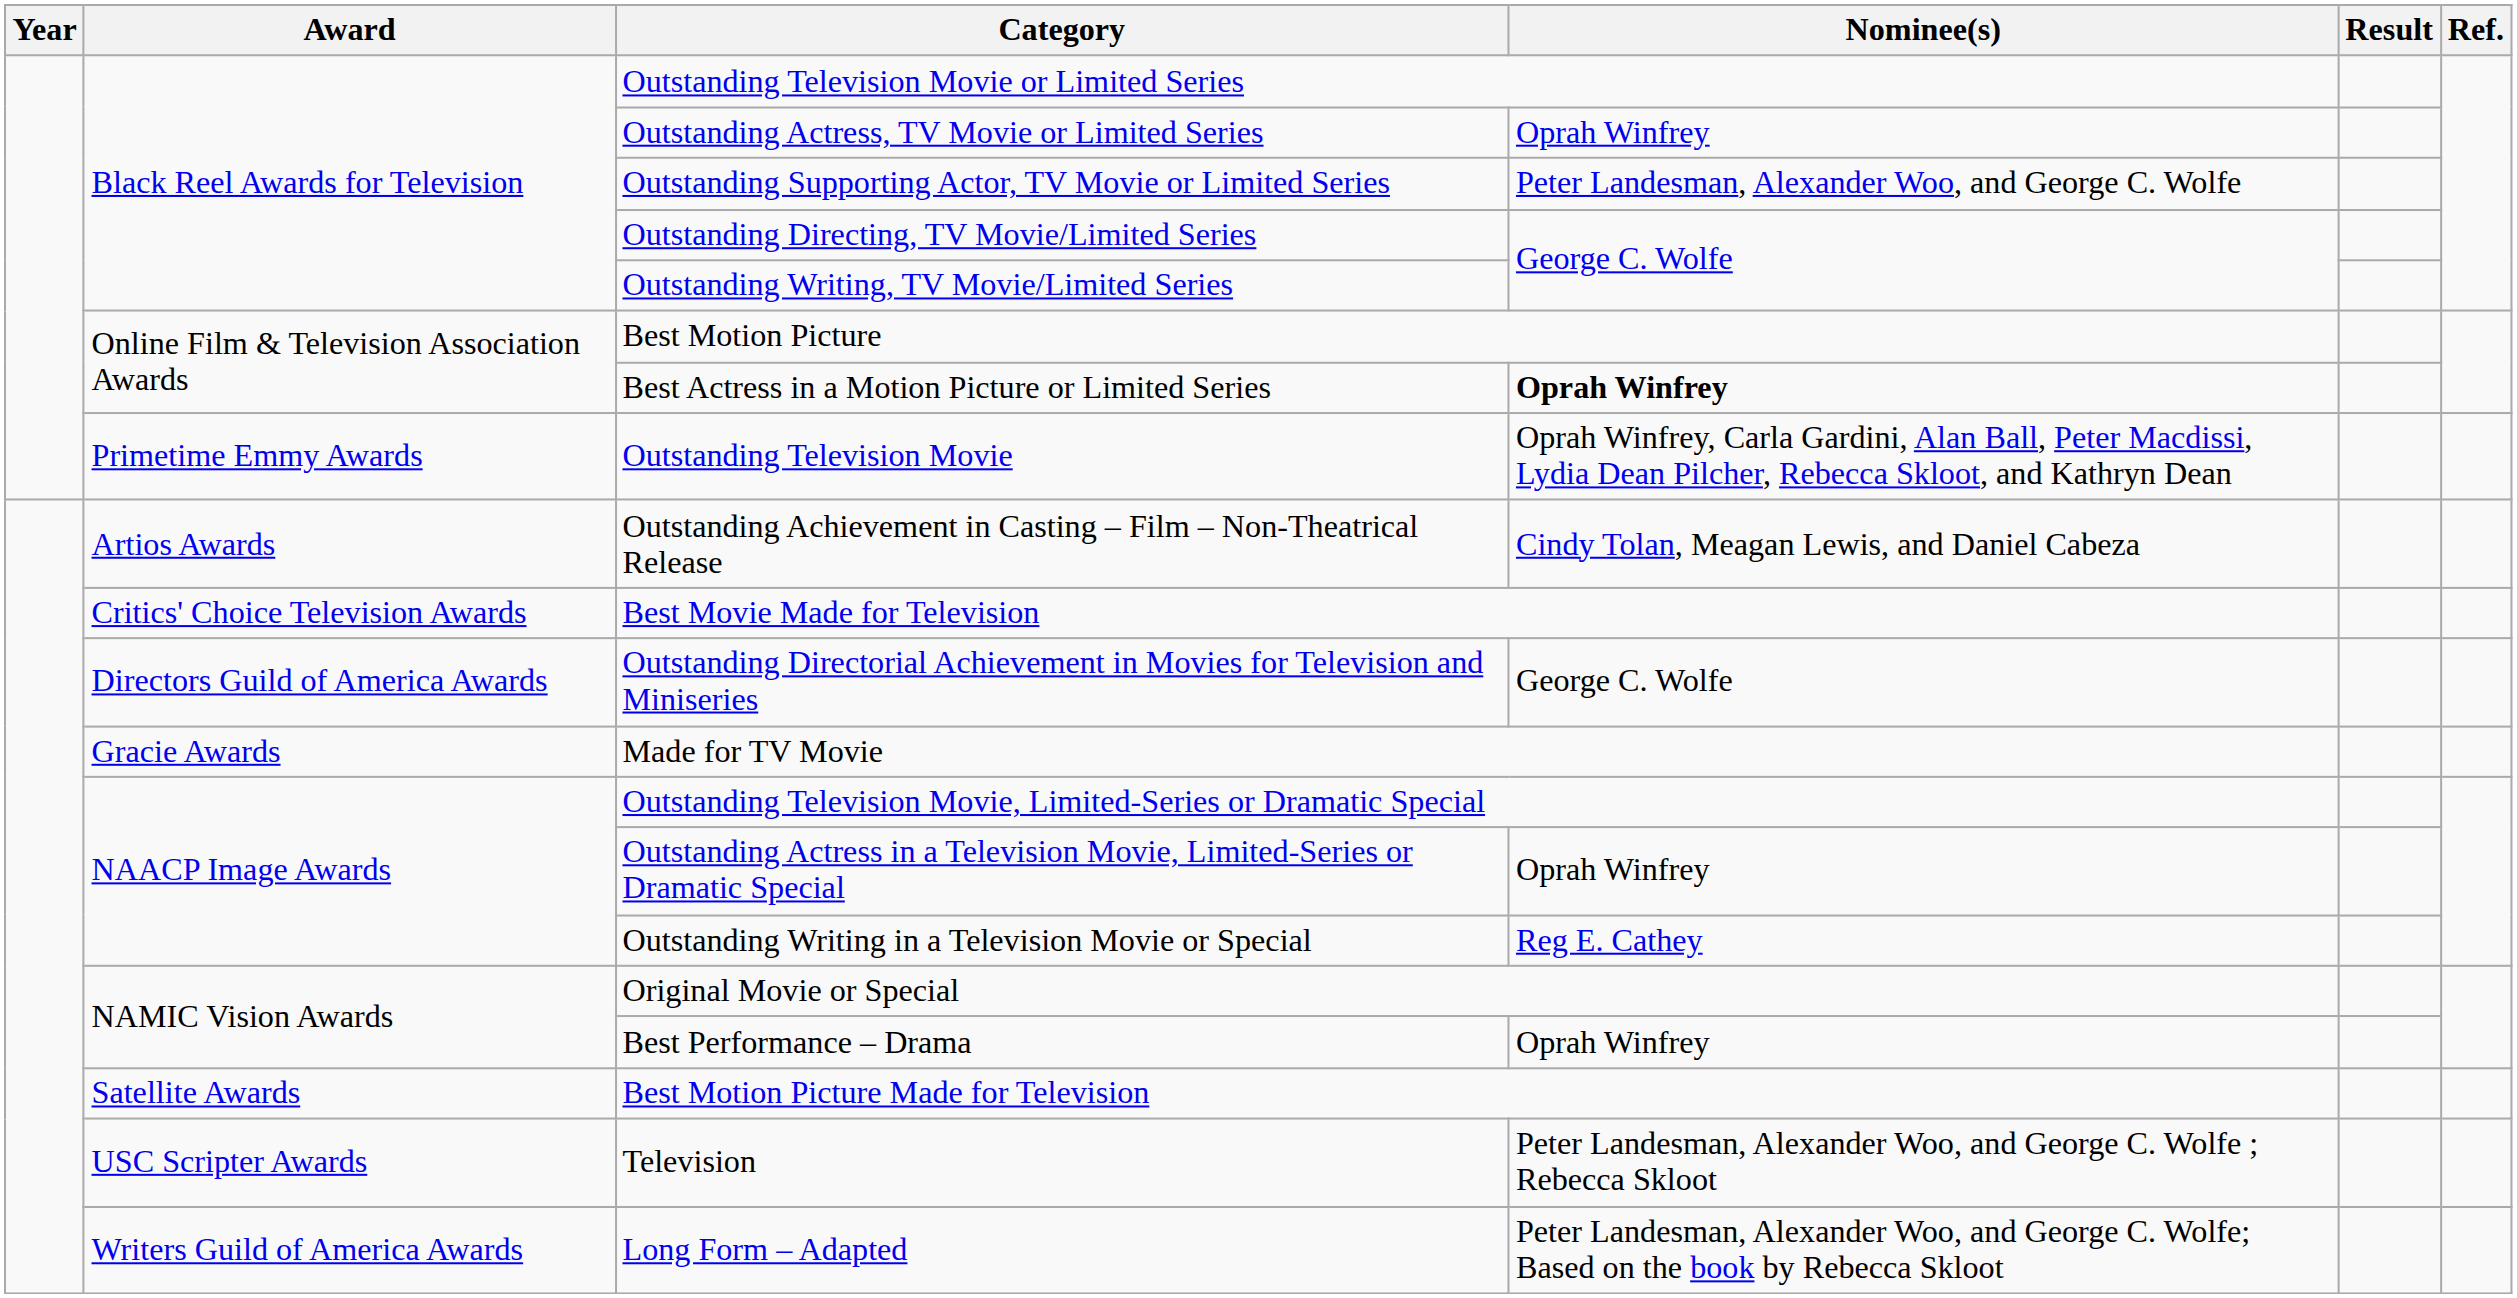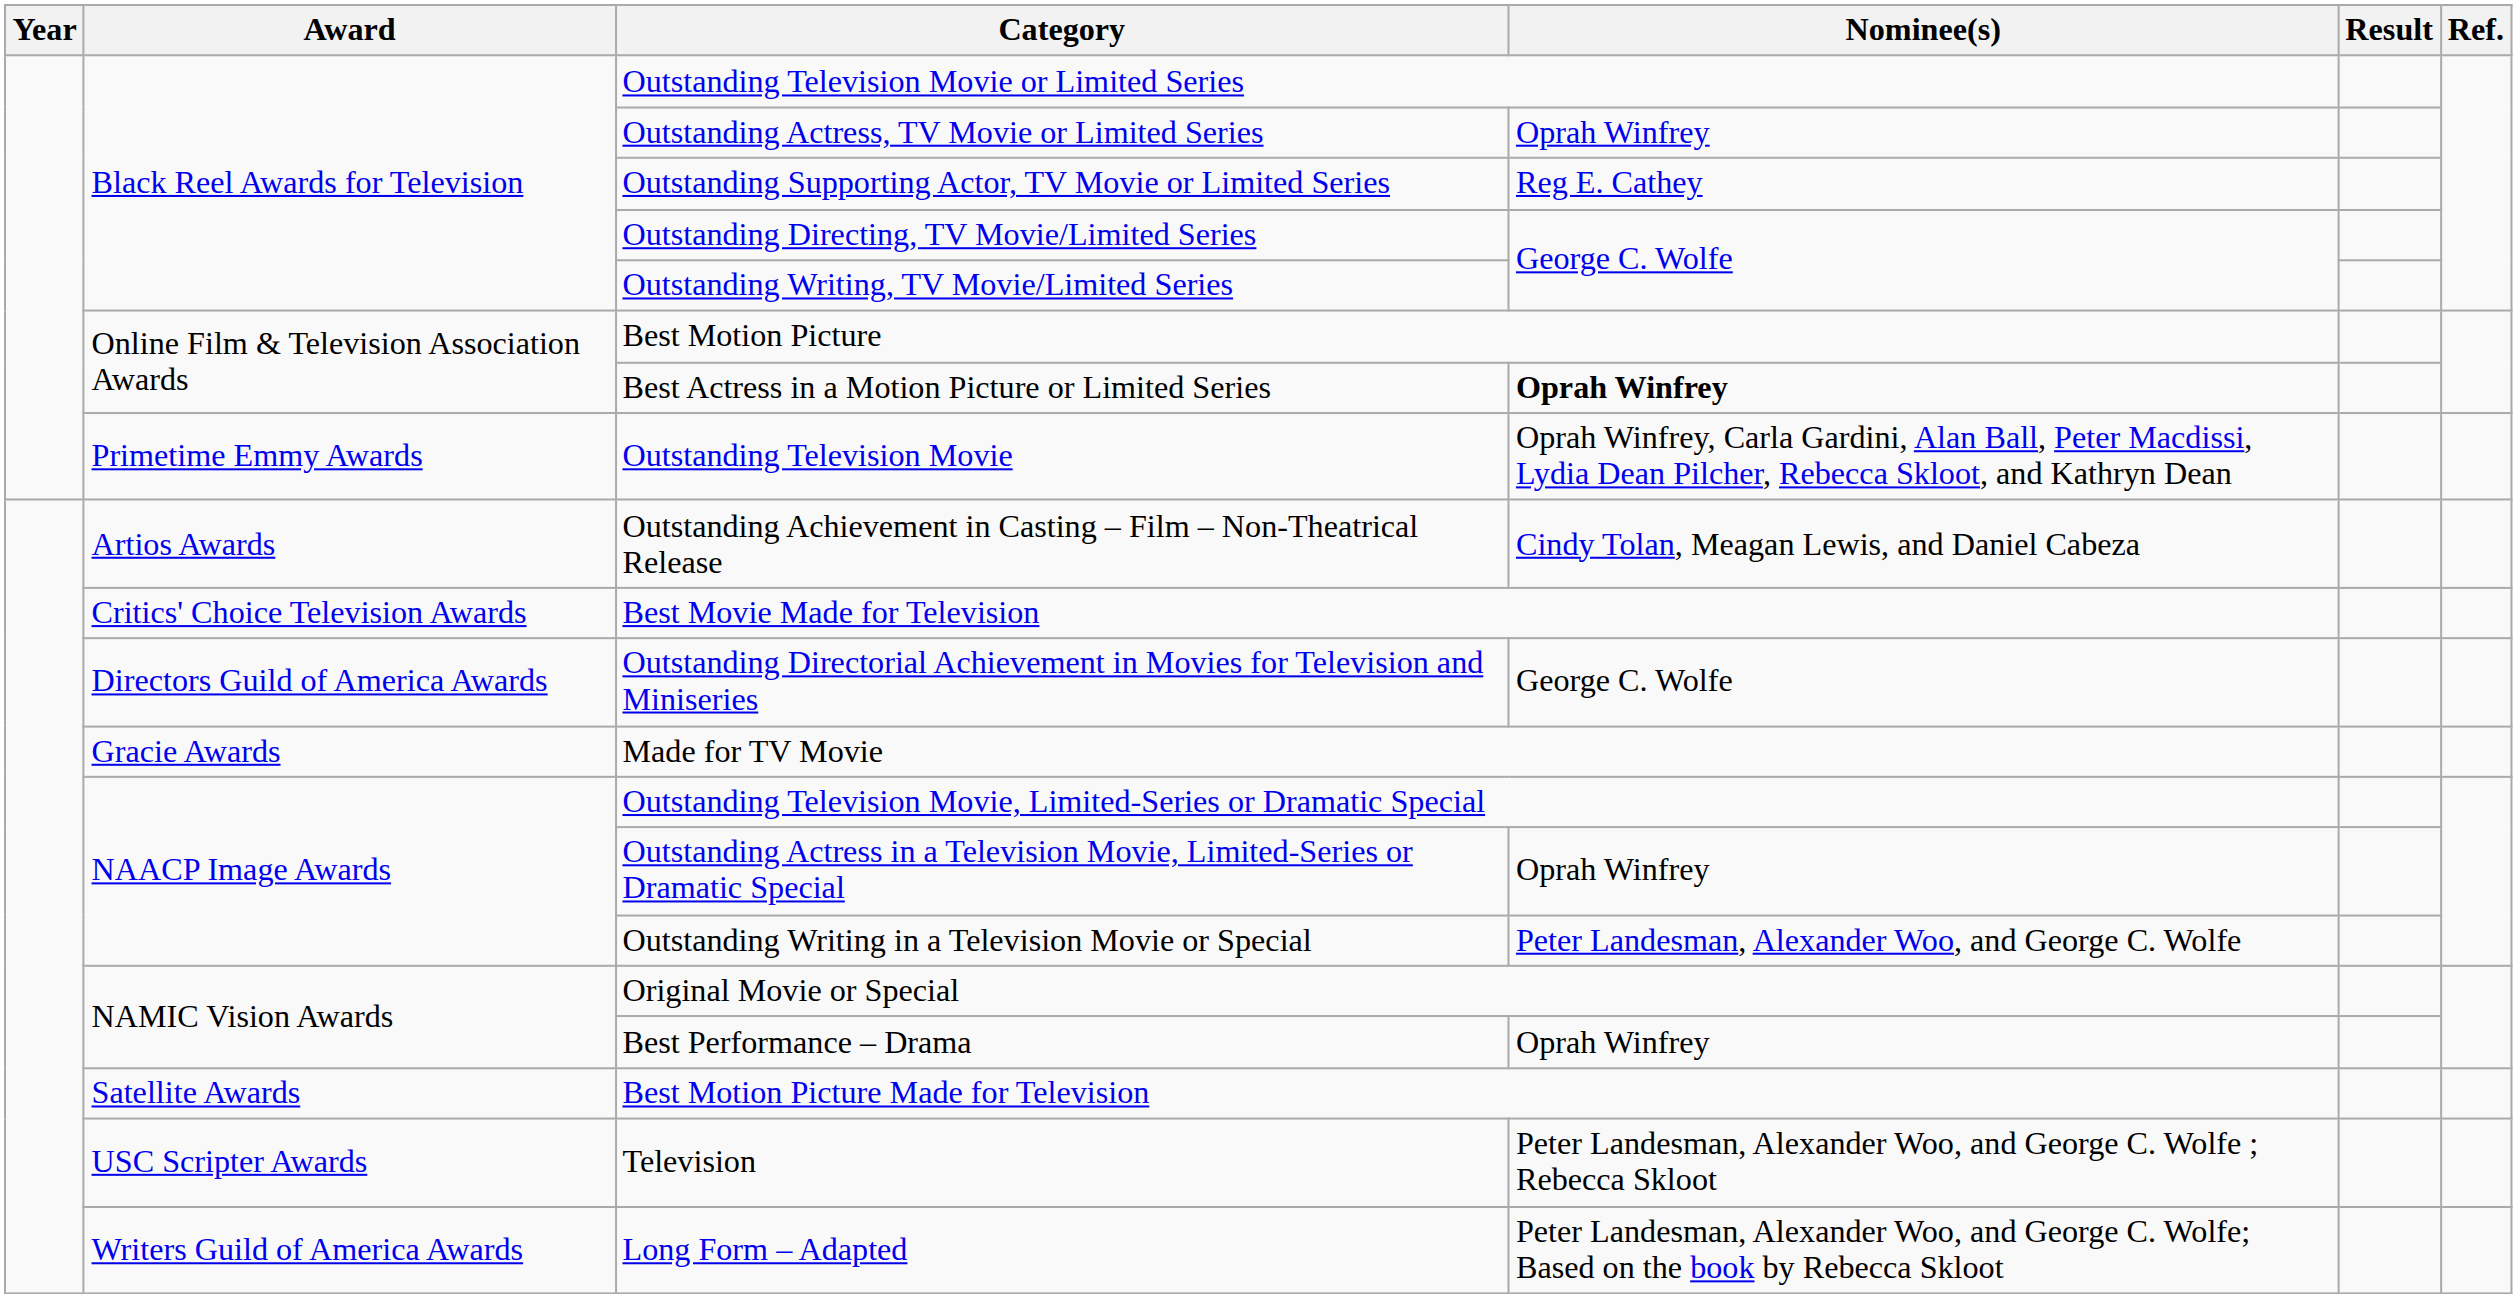(1879, 183) Peter Landesman, Alexander Woo, and George C. Wolfe -> (1609, 183) Reg E. Cathey
(1609, 939) Reg E. Cathey -> (1879, 939) Peter Landesman, Alexander Woo, and George C. Wolfe
